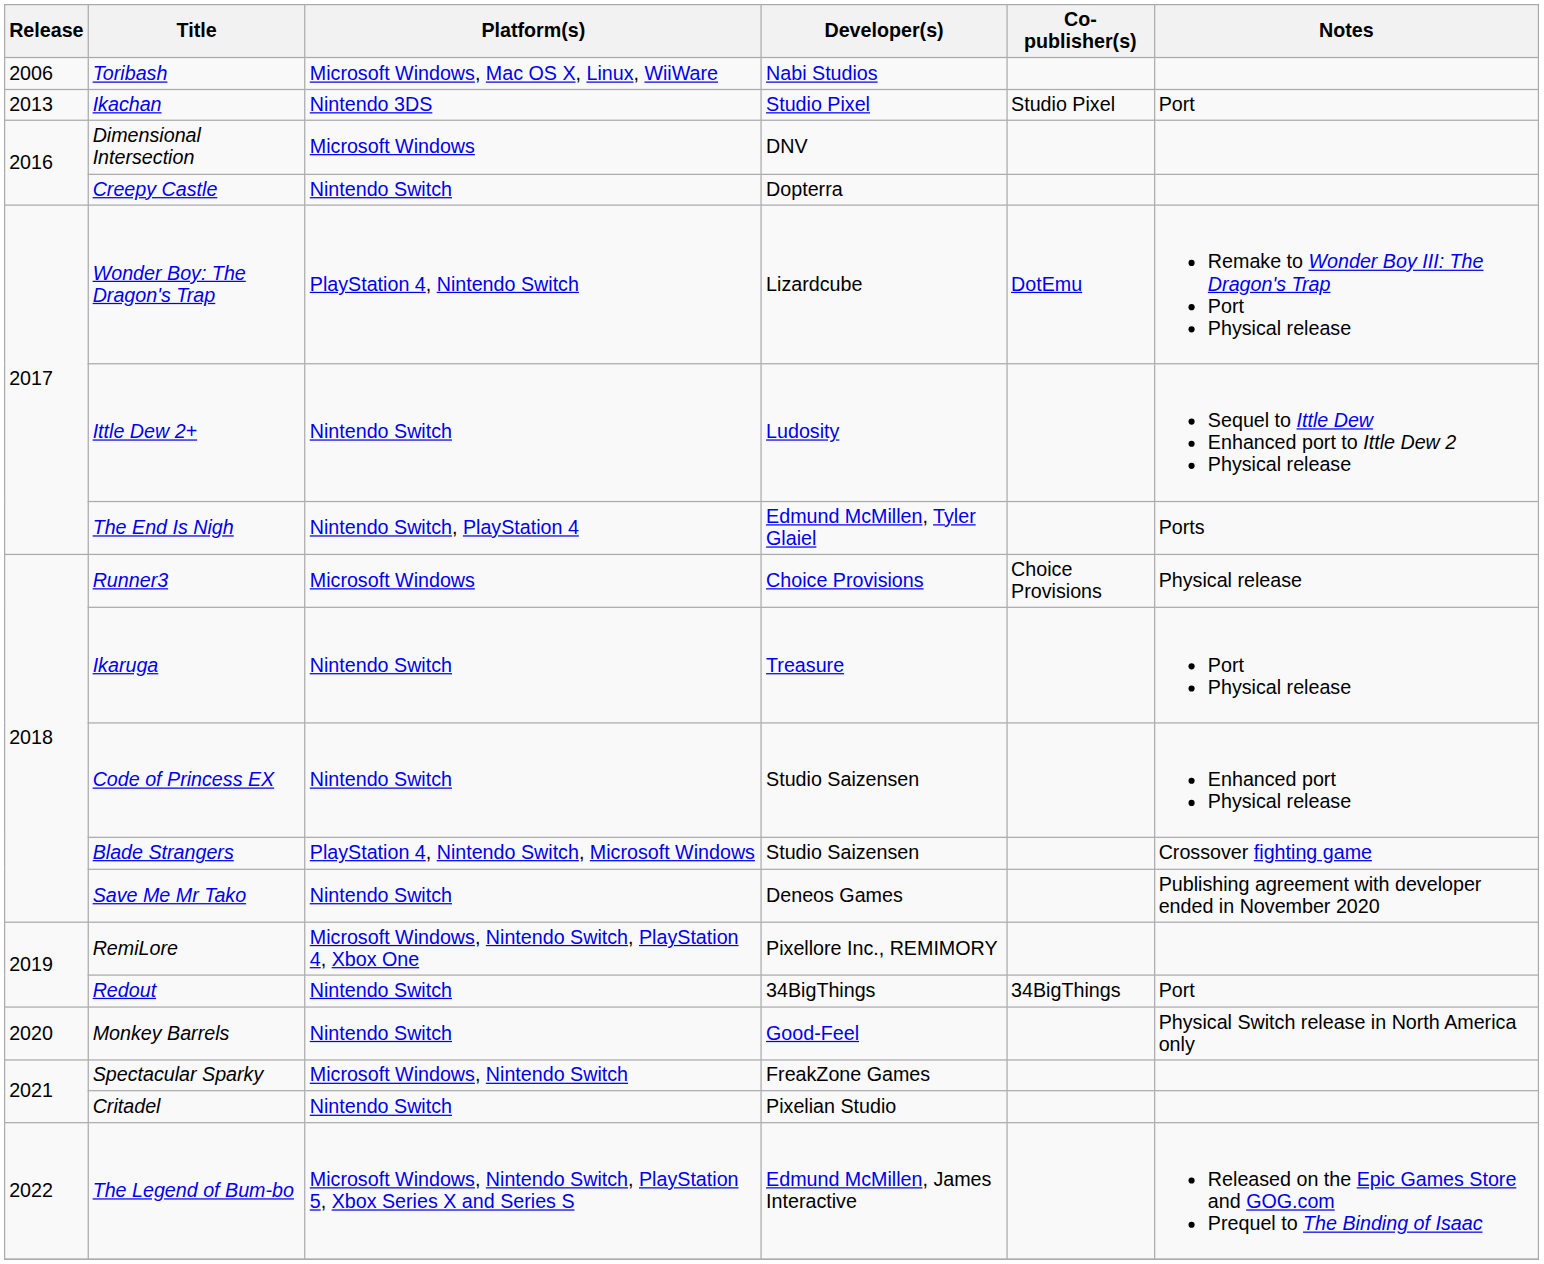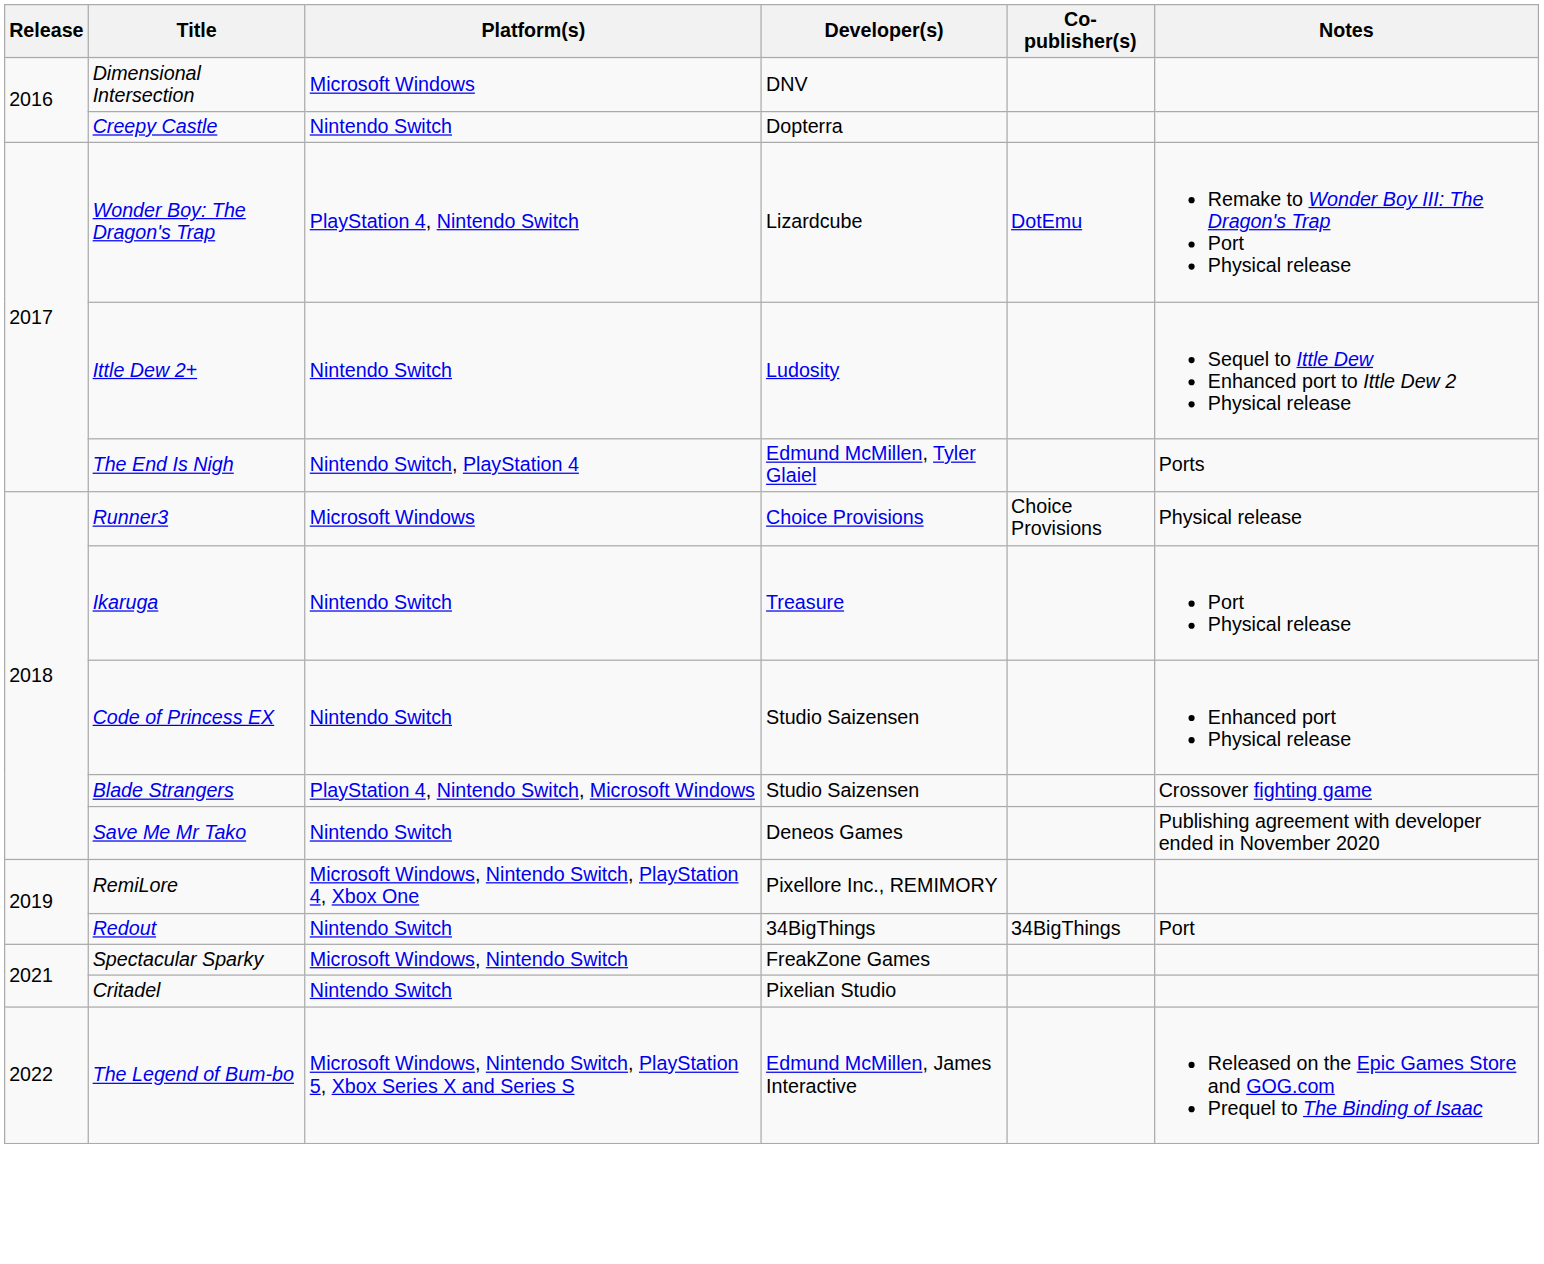- row: (130, 73)
- row: (127, 104)
- row: (161, 1033)
